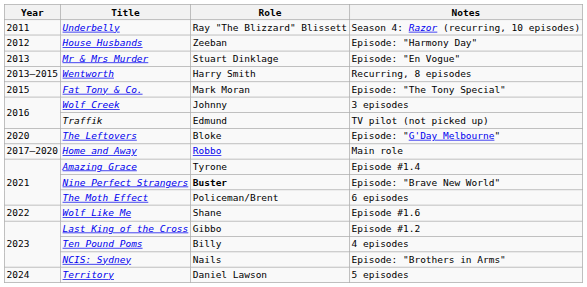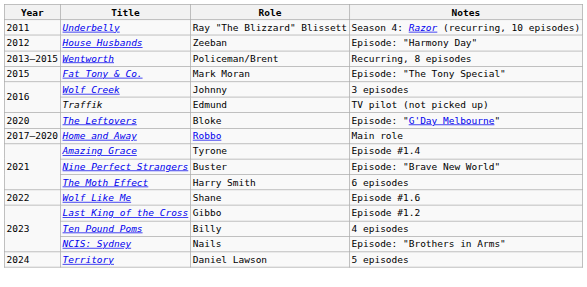- row: (105, 58)
(224, 74) Harry Smith -> (236, 58) Policeman/Brent
(210, 182) bold -> (210, 167) normal
(236, 198) Policeman/Brent -> (224, 182) Harry Smith
